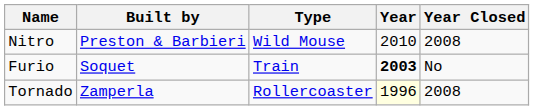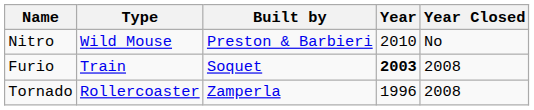columns swapped: (313, 17) <-> (163, 17)
(443, 42) 2008 -> (433, 42) No
(433, 67) No -> (443, 67) 2008
(398, 92) lightyellow background -> (398, 92) no background
